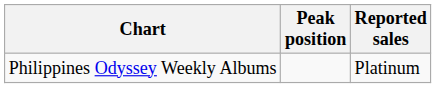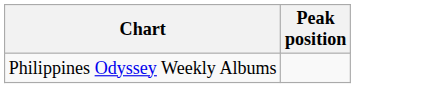- column: (391, 29)
